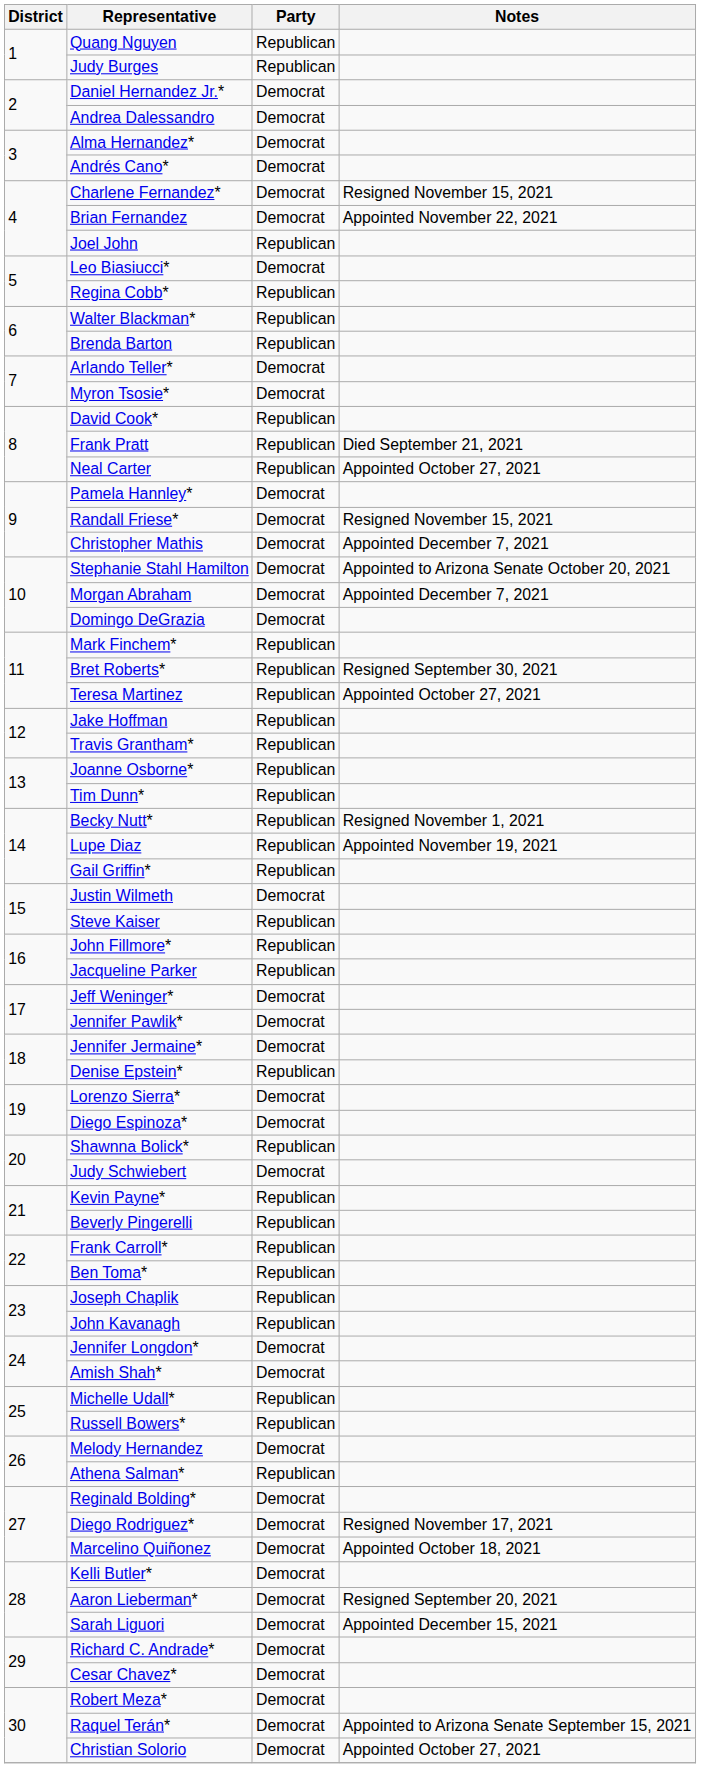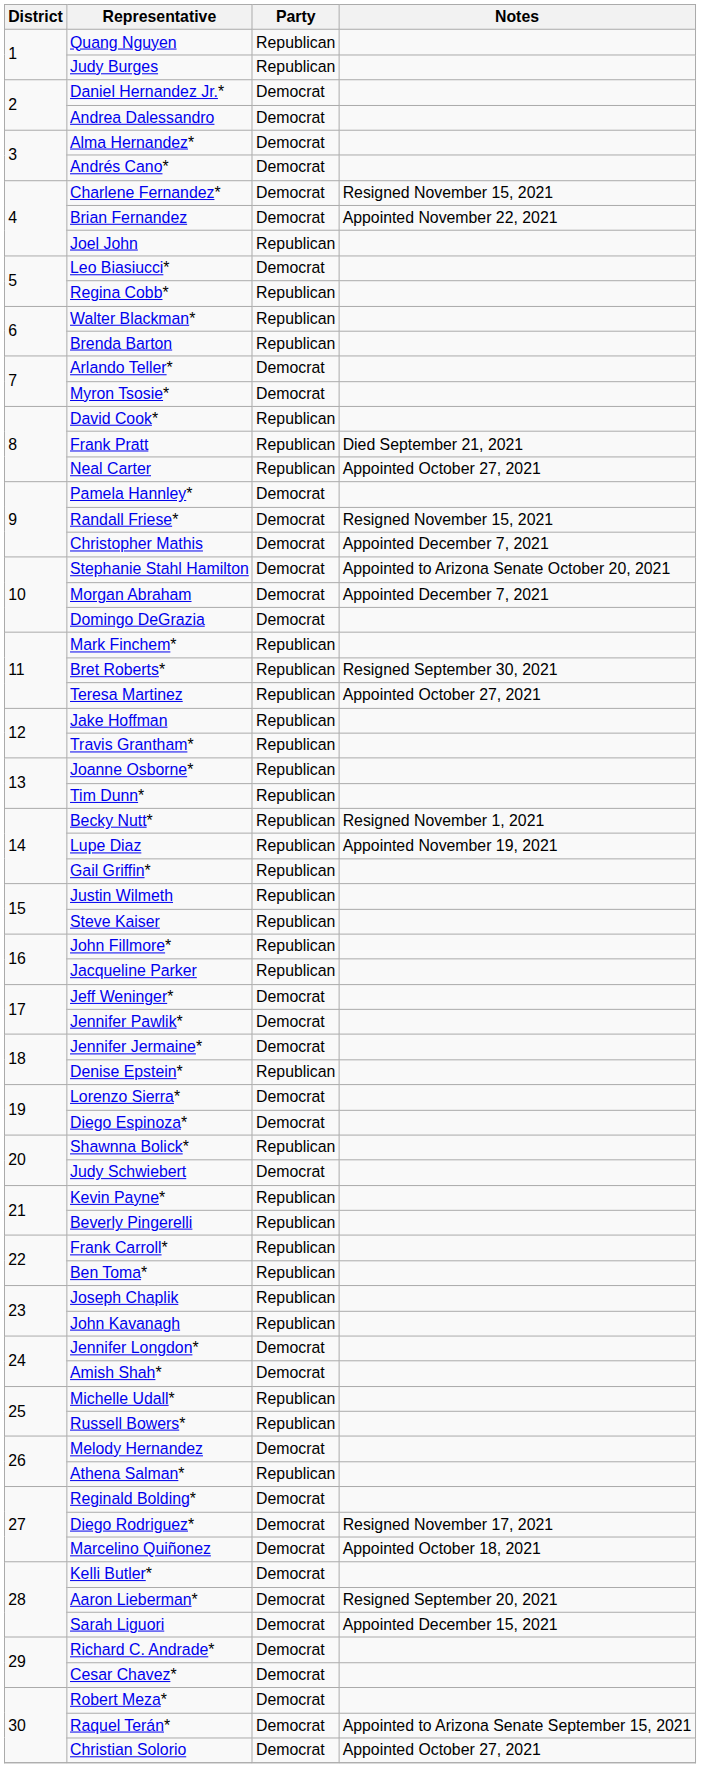(290, 896) Democrat -> (296, 896) Republican
